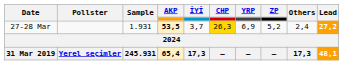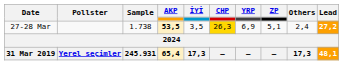(140, 27) 1.931 -> (140, 27) 1.738
(197, 27) 3,7 -> (197, 27) 3,5
(274, 27) 5,2 -> (274, 27) 5,1
